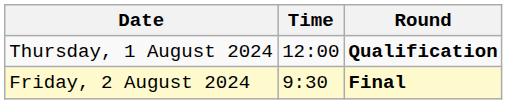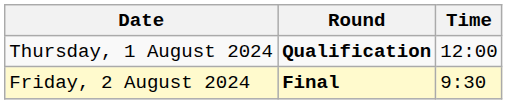columns swapped: (311, 20) <-> (423, 20)
